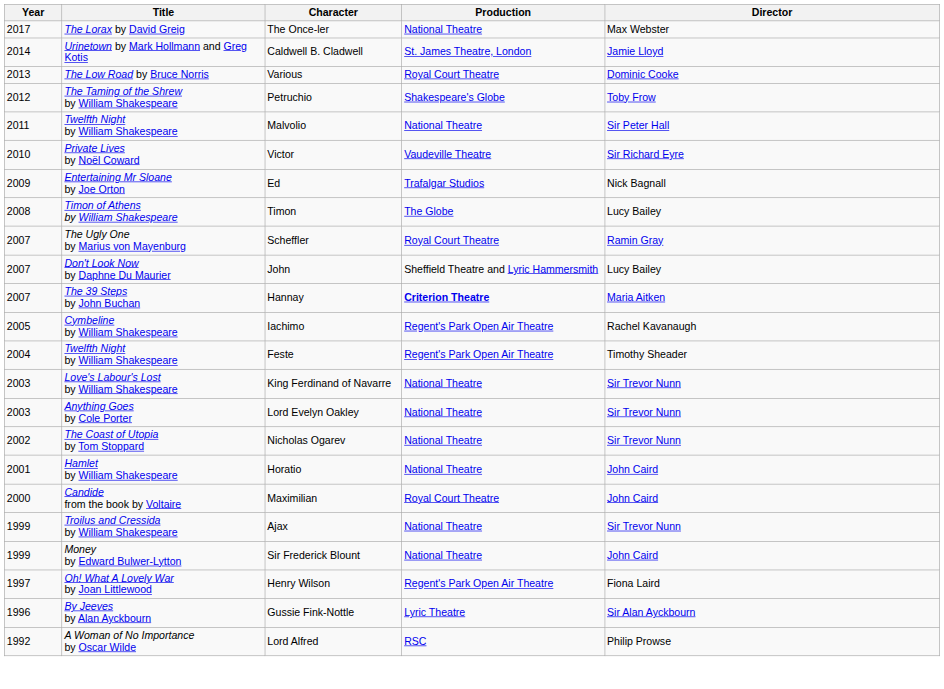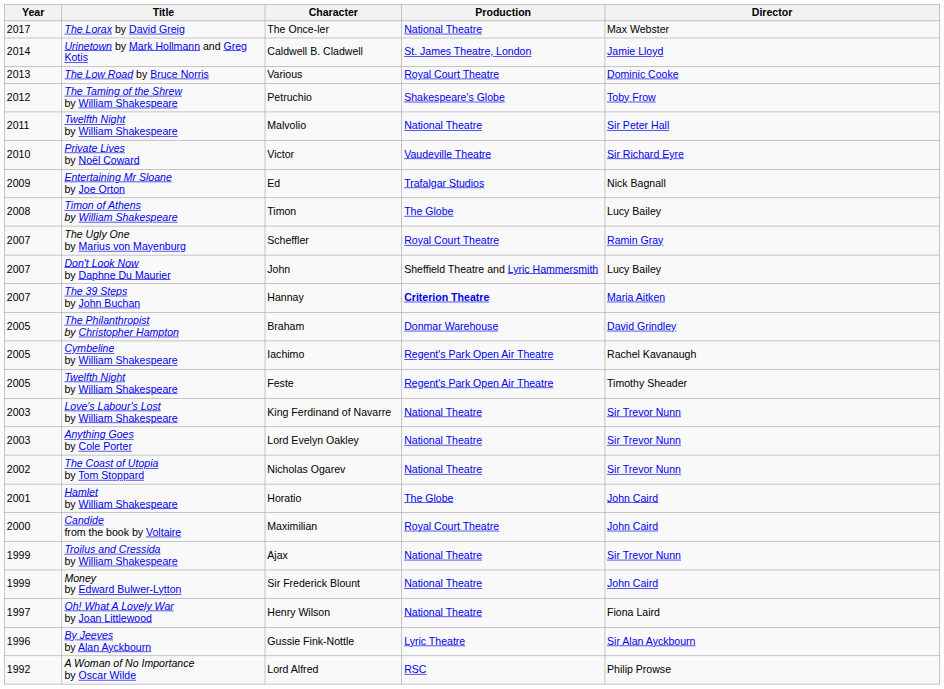+ row: (286, 326)
(19, 355) 2004 -> (19, 383) 2005
(443, 469) National Theatre -> (429, 498) The Globe
(479, 584) Regent's Park Open Air Theatre -> (443, 612) National Theatre
